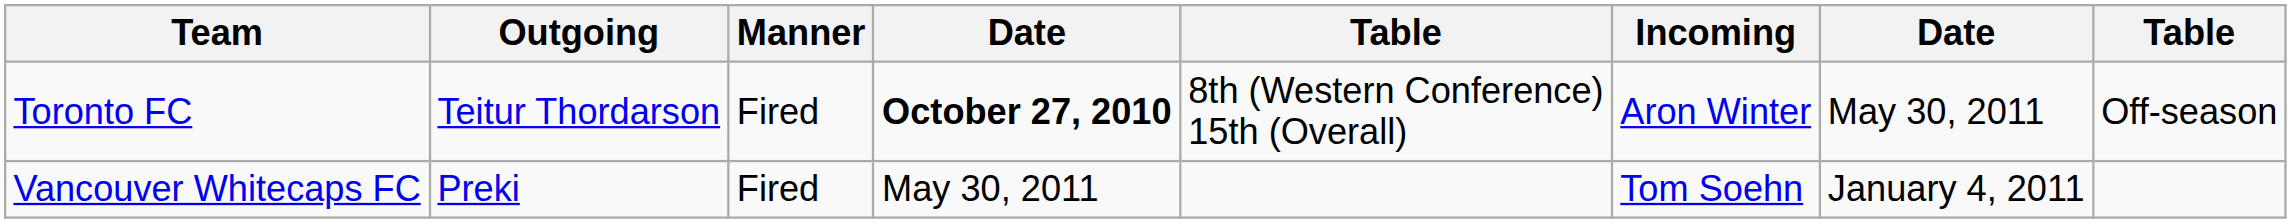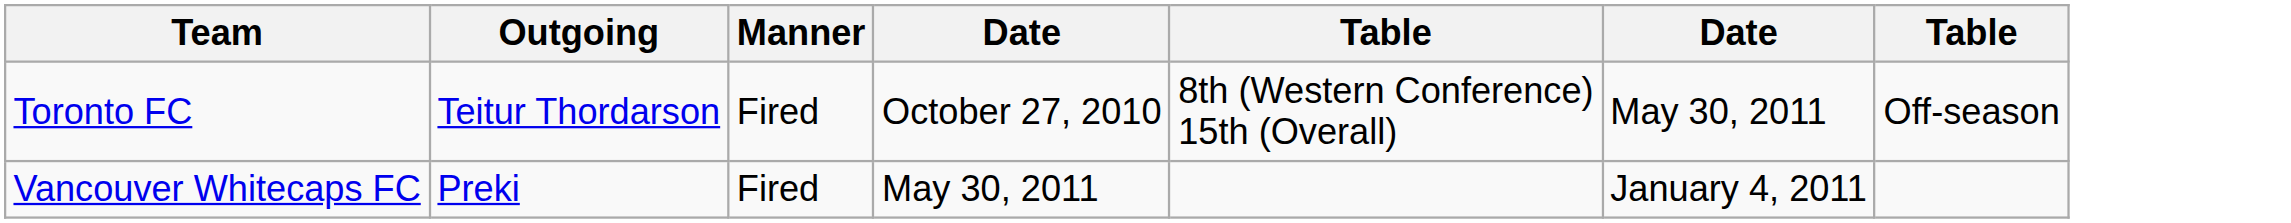- column: (1716, 33)
(1027, 110) bold -> (1022, 110) normal
